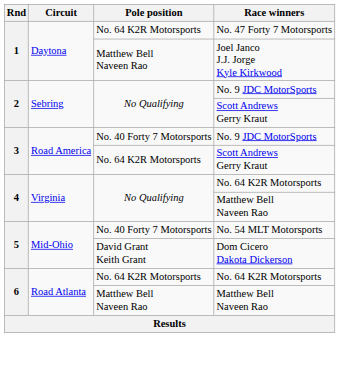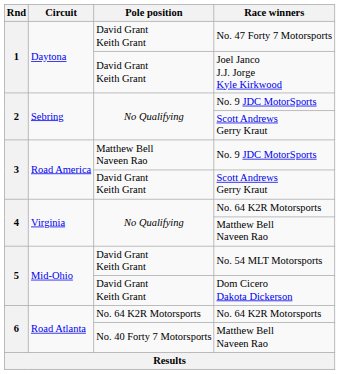(148, 30) No. 64 K2R Motorsports -> (122, 36) David Grant Keith Grant
(125, 59) Matthew Bell Naveen Rao -> (122, 71) David Grant Keith Grant
(154, 136) No. 40 Forty 7 Motorsports -> (125, 154) Matthew Bell Naveen Rao
(148, 159) No. 64 K2R Motorsports -> (122, 184) David Grant Keith Grant
(154, 229) No. 40 Forty 7 Motorsports -> (122, 260) David Grant Keith Grant
(125, 300) Matthew Bell Naveen Rao -> (154, 337) No. 40 Forty 7 Motorsports
